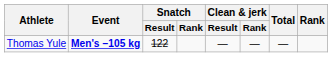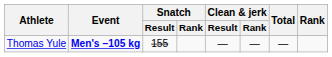(160, 44) 122 -> (160, 44) 155
